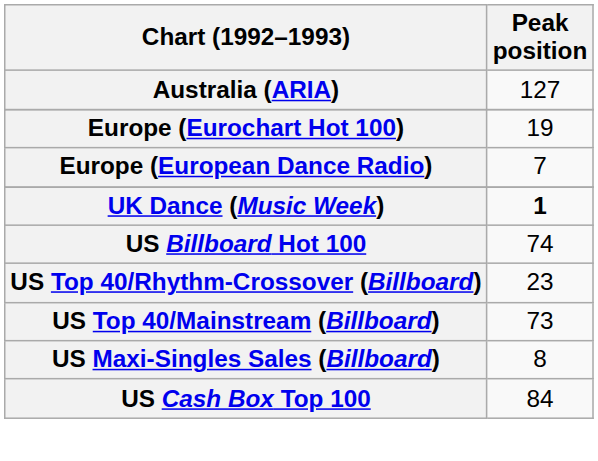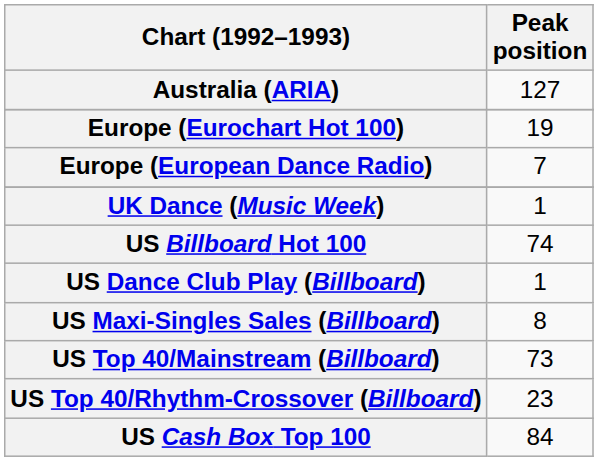(540, 205) bold -> (540, 205) normal
+ row: (246, 282)
rows swapped: (246, 359) <-> (246, 282)
